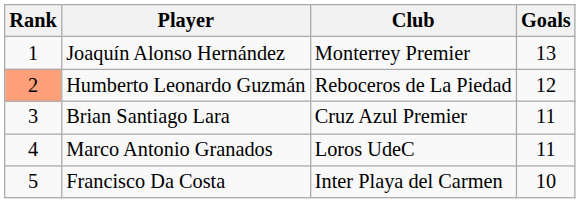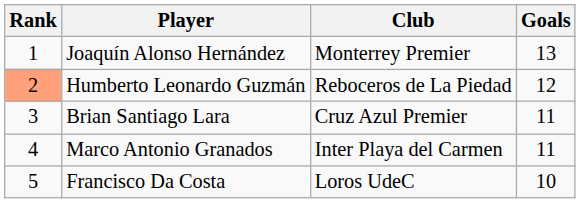(365, 149) Loros UdeC -> (409, 149) Inter Playa del Carmen
(409, 181) Inter Playa del Carmen -> (365, 181) Loros UdeC
